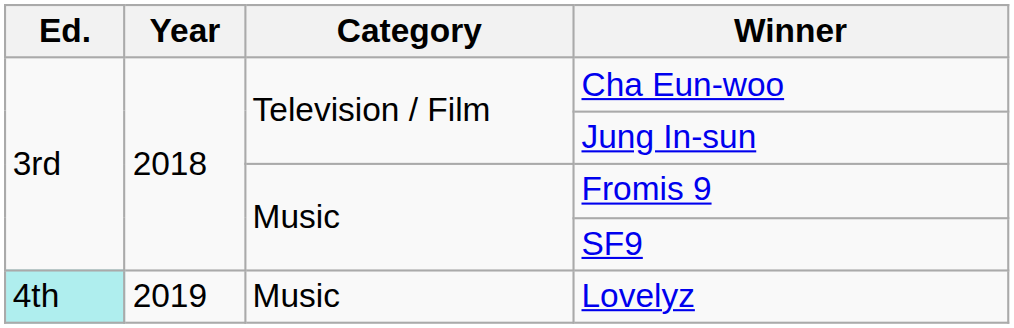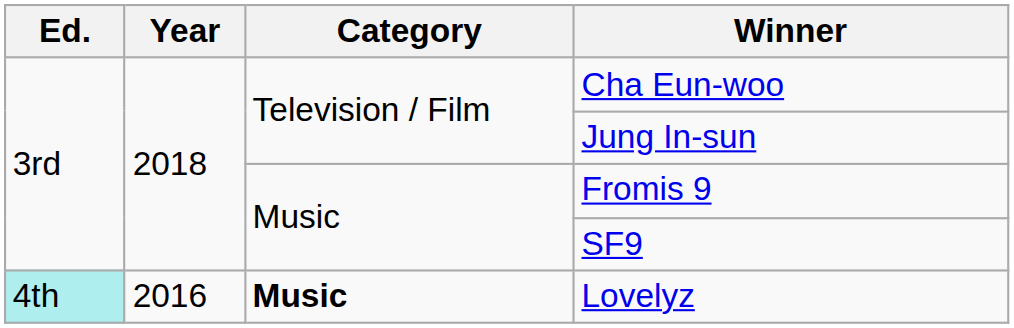(170, 296) 2019 -> (170, 296) 2016
(296, 296) normal -> (300, 296) bold
